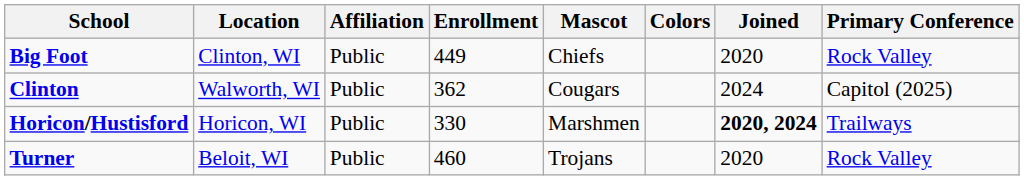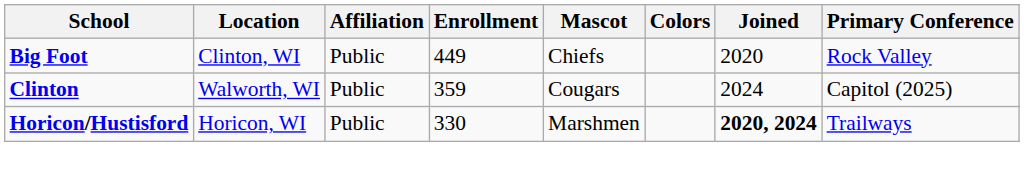(450, 89) 362 -> (450, 89) 359
- row: (42, 157)
